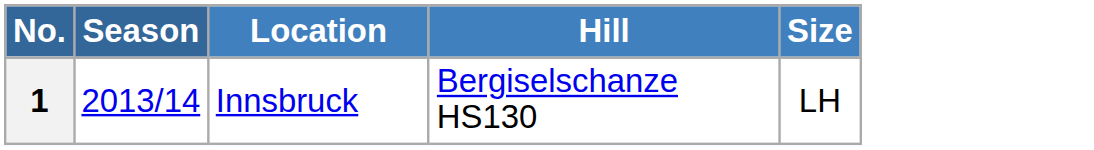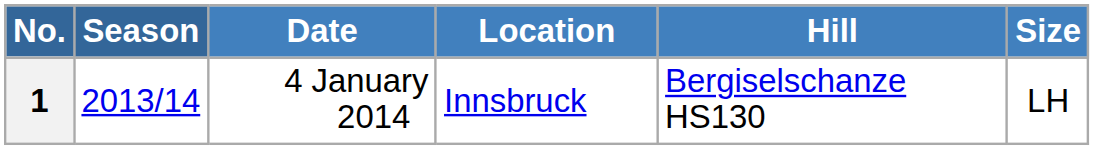+ column: (322, 31)
